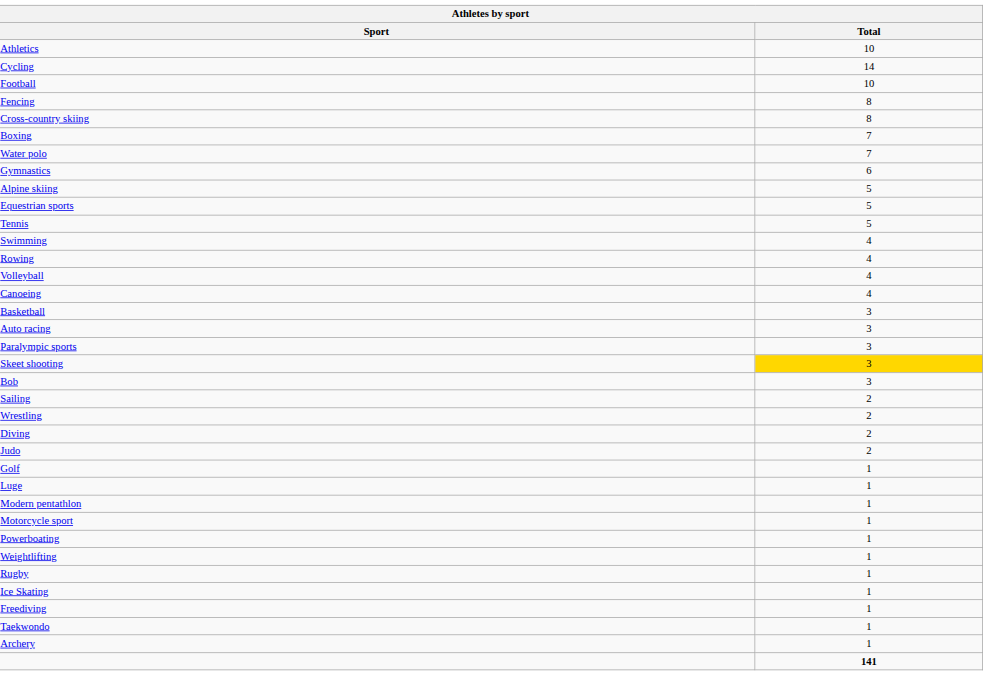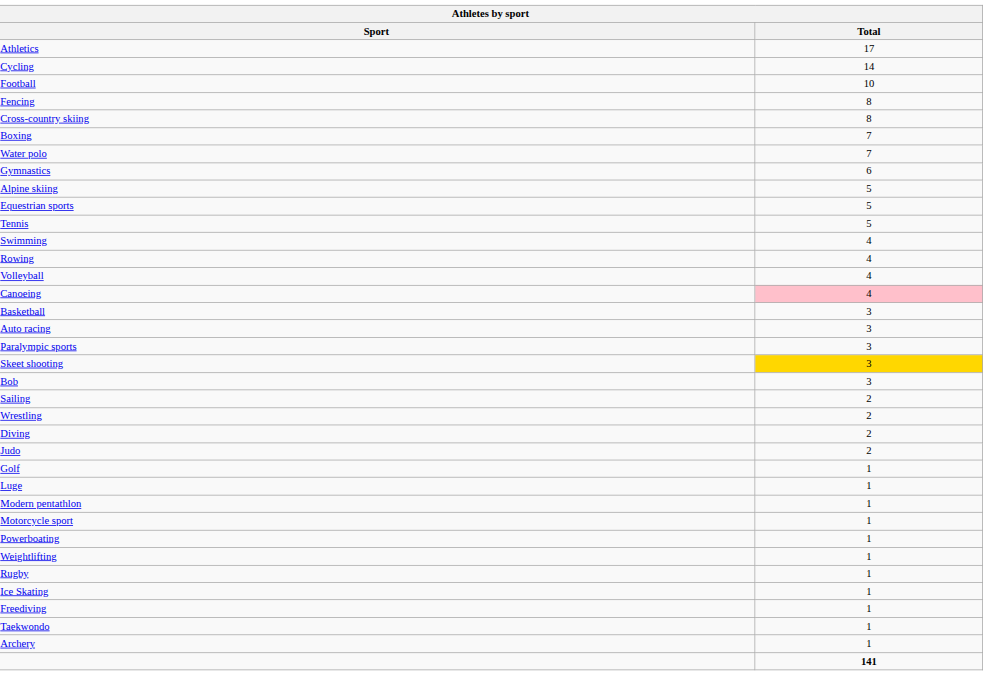(869, 48) 10 -> (869, 48) 17
(869, 293) no background -> (869, 293) pink background
